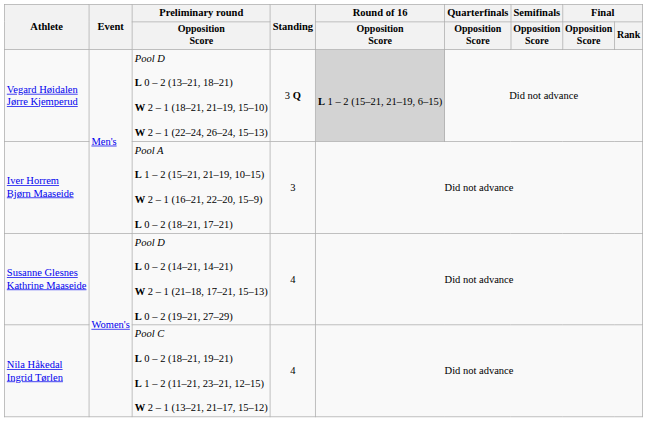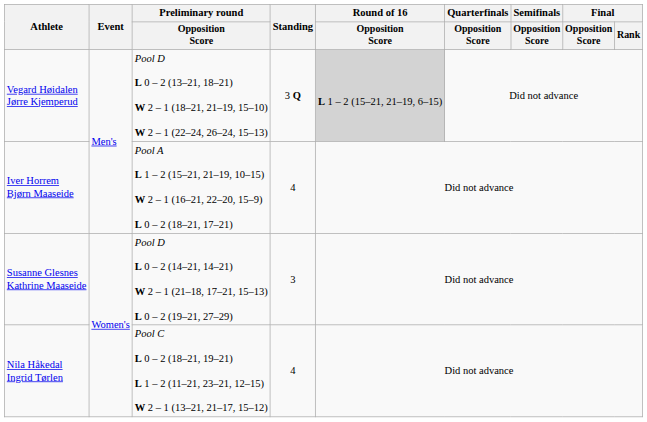(293, 188) 3 -> (293, 188) 4
(293, 279) 4 -> (293, 279) 3
